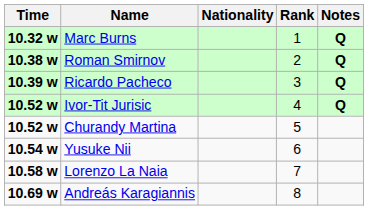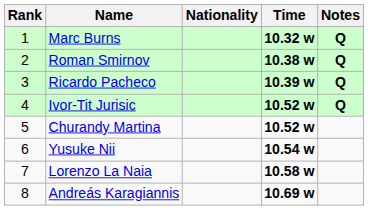columns swapped: (297, 15) <-> (33, 15)
